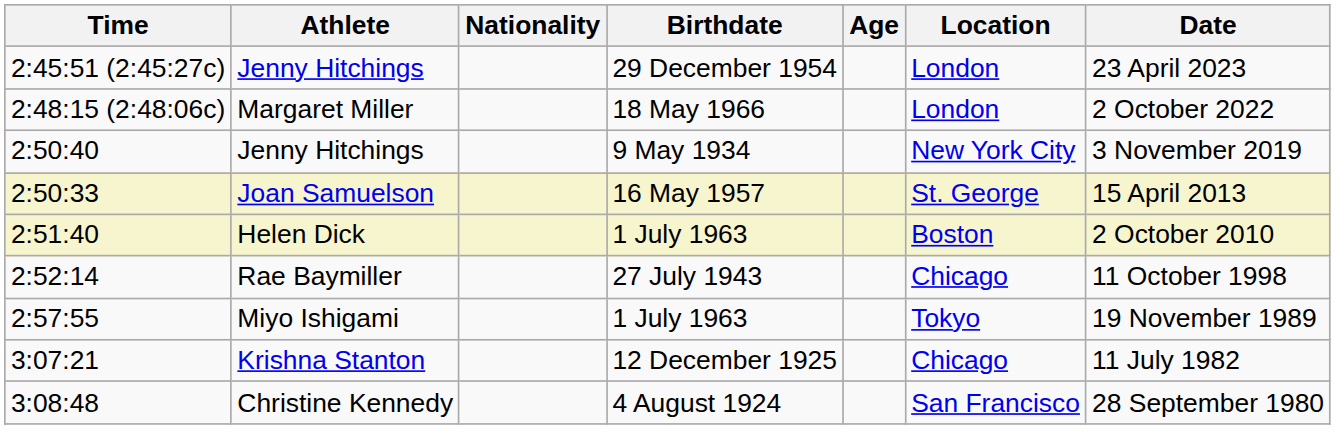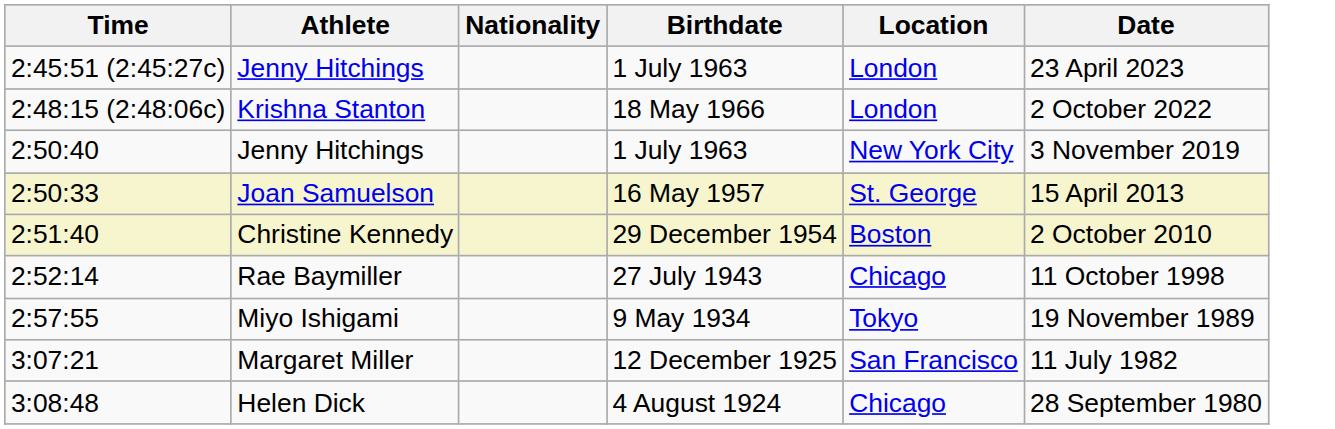- column: (874, 25)
(725, 67) 29 December 1954 -> (680, 67) 1 July 1963
(325, 109) Margaret Miller -> (331, 109) Krishna Stanton
(681, 151) 9 May 1934 -> (680, 151) 1 July 1963
(301, 234) Helen Dick -> (345, 234) Christine Kennedy
(680, 234) 1 July 1963 -> (725, 234) 29 December 1954
(680, 318) 1 July 1963 -> (681, 318) 9 May 1934
(331, 360) Krishna Stanton -> (325, 360) Margaret Miller
(960, 360) Chicago -> (934, 360) San Francisco
(345, 402) Christine Kennedy -> (301, 402) Helen Dick
(996, 402) San Francisco -> (898, 402) Chicago
